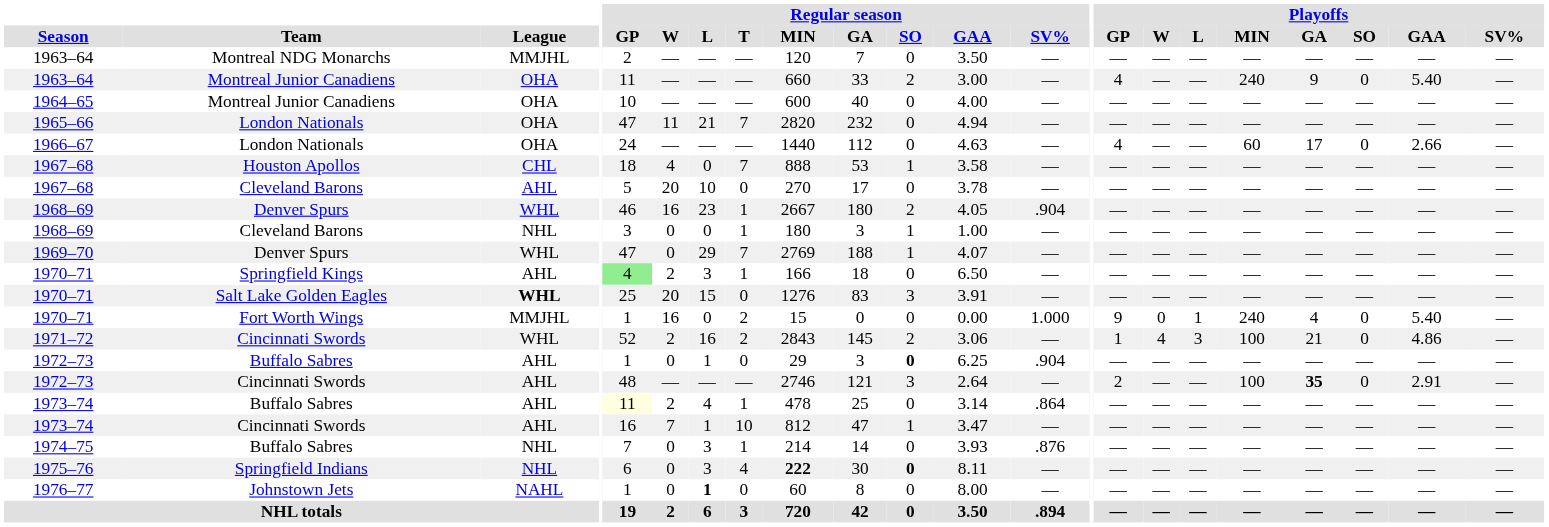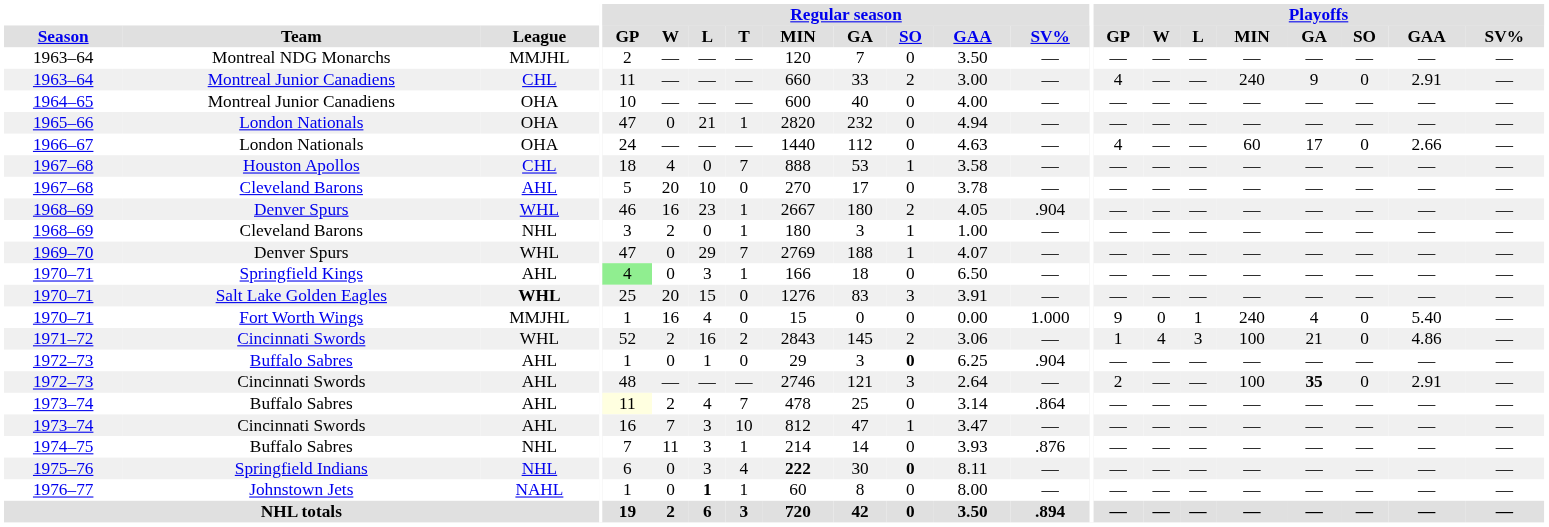(539, 79) OHA -> (539, 79) CHL
(1427, 79) 5.40 -> (1427, 79) 2.91
(670, 122) 11 -> (670, 122) 0
(744, 122) 7 -> (744, 122) 1
(670, 230) 0 -> (670, 230) 2
(670, 273) 2 -> (670, 273) 0
(707, 317) 0 -> (707, 317) 4
(744, 317) 2 -> (744, 317) 0
(744, 403) 1 -> (744, 403) 7
(707, 425) 1 -> (707, 425) 3
(670, 446) 0 -> (670, 446) 11
(744, 489) 0 -> (744, 489) 1
